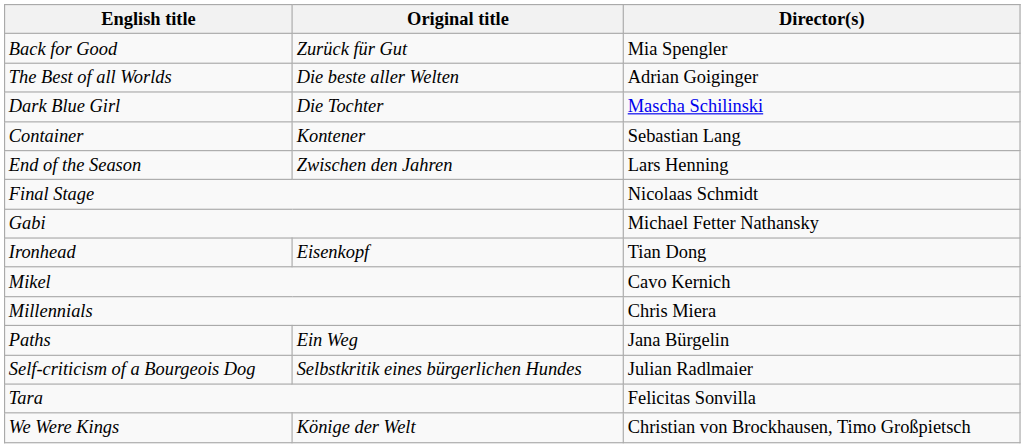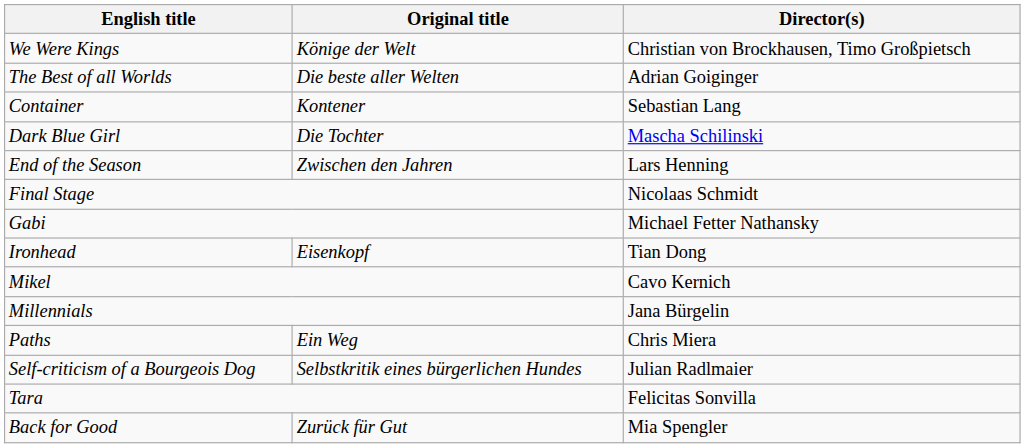rows swapped: (63, 48) <-> (64, 427)
rows swapped: (46, 135) <-> (65, 106)
(672, 310) Chris Miera -> (678, 310) Jana Bürgelin
(678, 340) Jana Bürgelin -> (672, 340) Chris Miera
